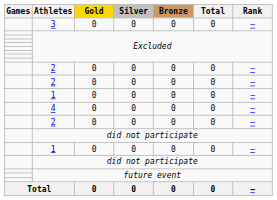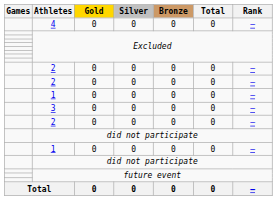rows swapped: (53, 108) <-> (53, 24)
